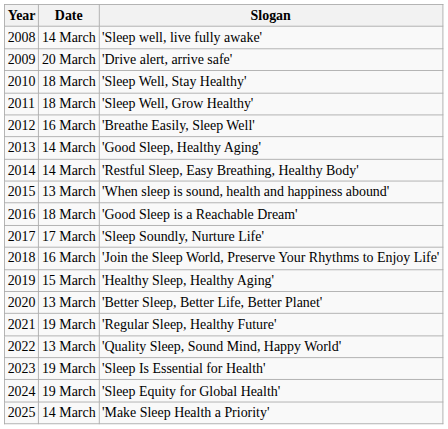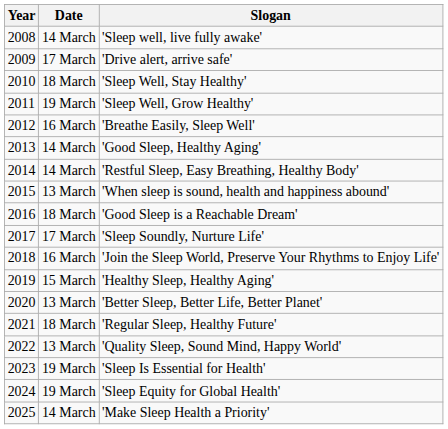(69, 59) 20 March -> (69, 59) 17 March
(69, 103) 18 March -> (69, 103) 19 March
(69, 324) 19 March -> (69, 324) 18 March
